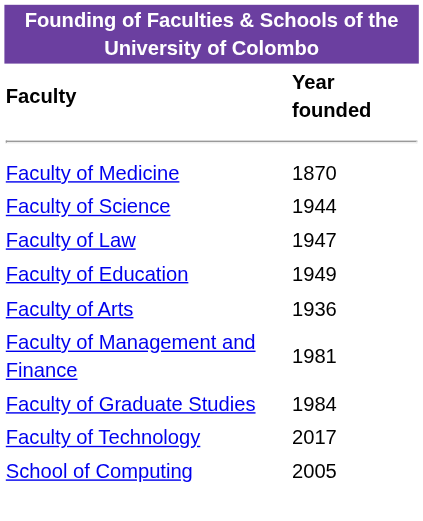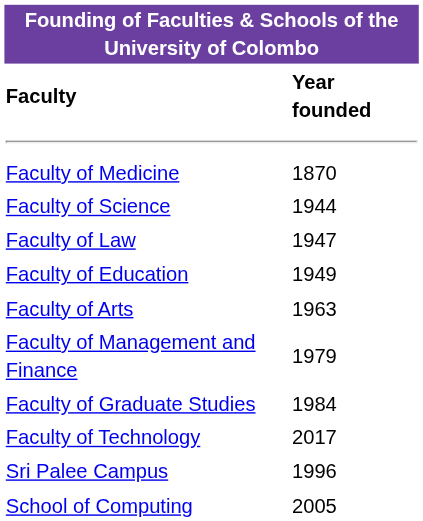(314, 308) 1936 -> (314, 308) 1963
(314, 356) 1981 -> (314, 356) 1979
+ row: (87, 472)
